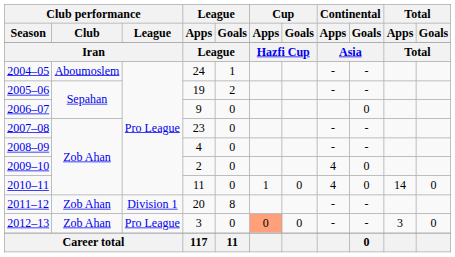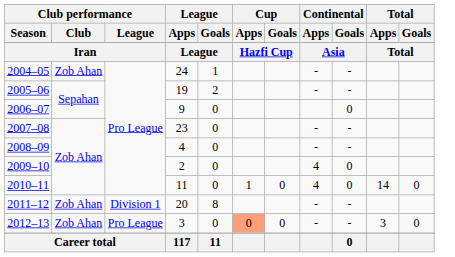(87, 71) Aboumoslem -> (79, 71) Zob Ahan
